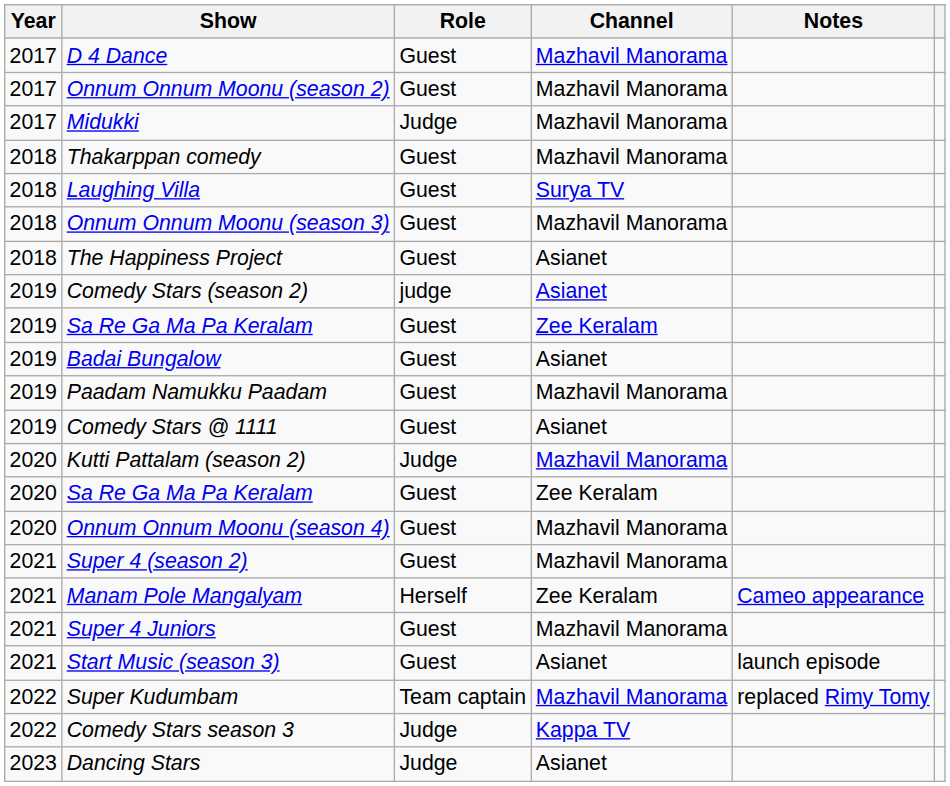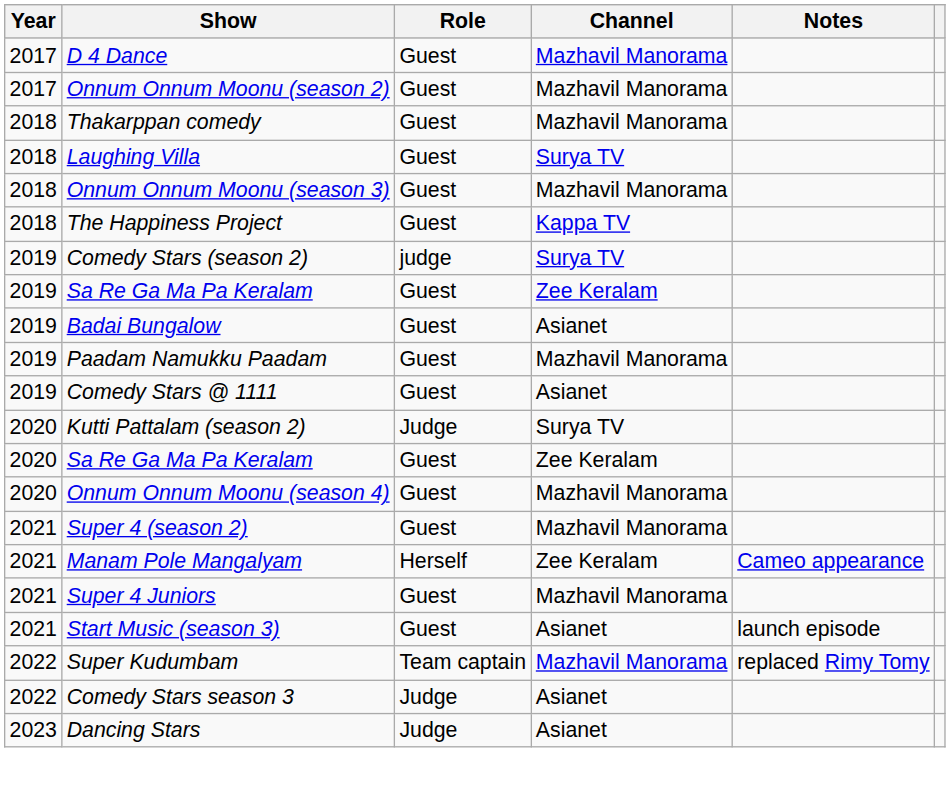- row: (33, 122)
(571, 257) Asianet -> (583, 223) Kappa TV
(571, 291) Asianet -> (580, 257) Surya TV
(632, 460) Mazhavil Manorama -> (580, 426) Surya TV
(583, 730) Kappa TV -> (571, 696) Asianet
